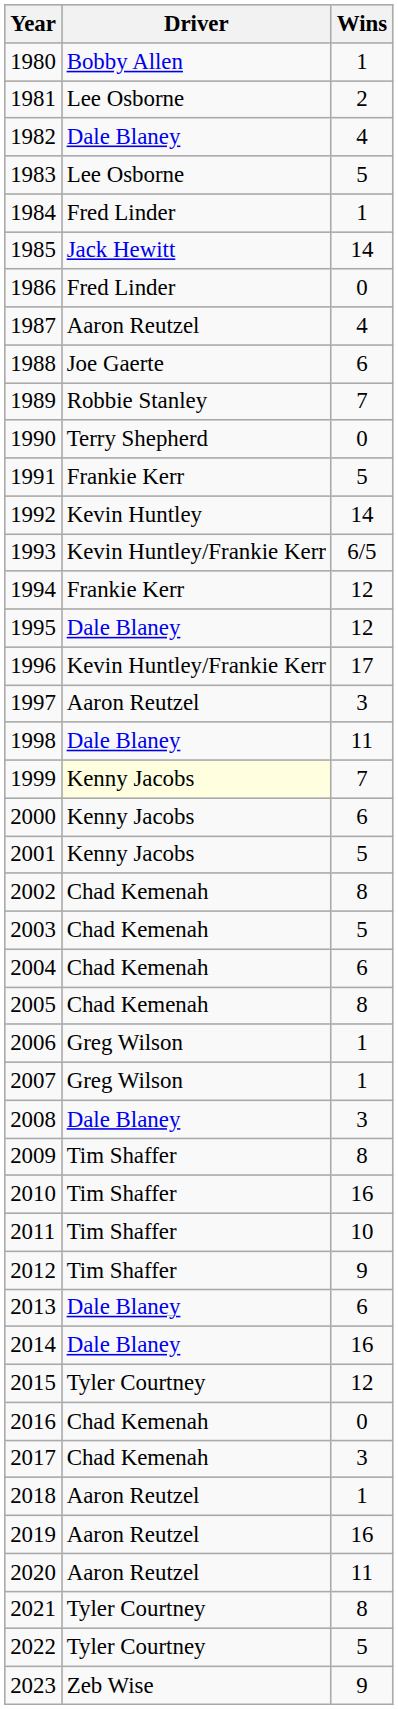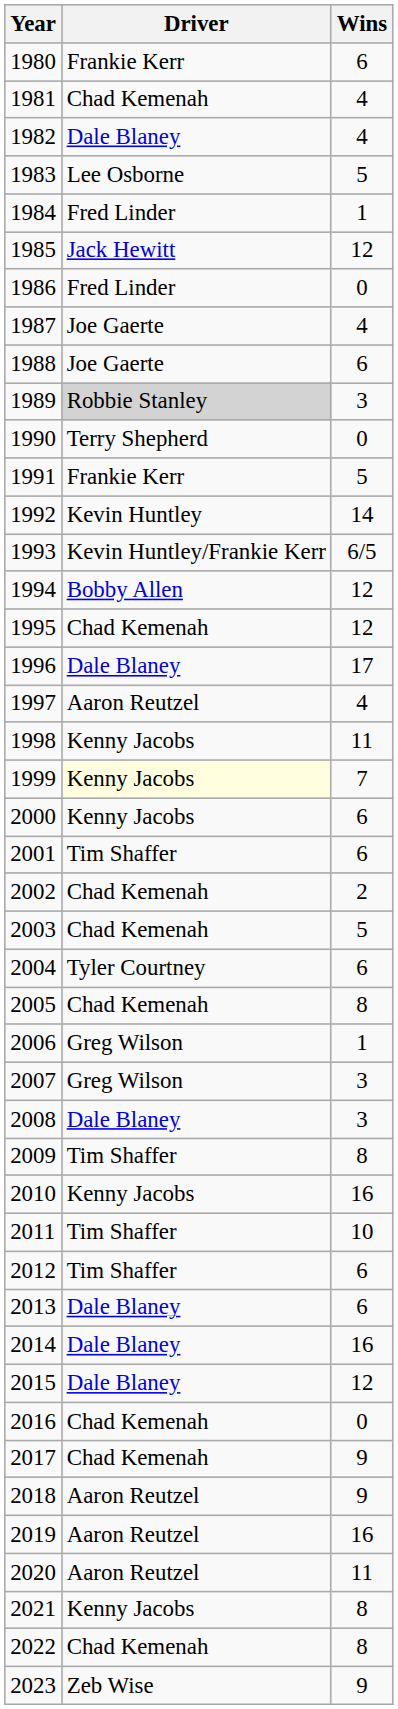(125, 61) Bobby Allen -> (125, 61) Frankie Kerr
(362, 61) 1 -> (362, 61) 6
(125, 99) Lee Osborne -> (138, 99) Chad Kemenah
(362, 99) 2 -> (362, 99) 4
(362, 250) 14 -> (362, 250) 12
(133, 325) Aaron Reutzel -> (115, 325) Joe Gaerte
(137, 401) no background -> (137, 401) lightgrey background
(362, 401) 7 -> (362, 401) 3
(125, 590) Frankie Kerr -> (125, 590) Bobby Allen
(124, 627) Dale Blaney -> (138, 627) Chad Kemenah
(196, 665) Kevin Huntley/Frankie Kerr -> (124, 665) Dale Blaney
(362, 703) 3 -> (362, 703) 4
(124, 741) Dale Blaney -> (131, 741) Kenny Jacobs
(131, 854) Kenny Jacobs -> (122, 854) Tim Shaffer
(362, 854) 5 -> (362, 854) 6
(362, 892) 8 -> (362, 892) 2
(138, 967) Chad Kemenah -> (136, 967) Tyler Courtney
(362, 1081) 1 -> (362, 1081) 3
(122, 1194) Tim Shaffer -> (131, 1194) Kenny Jacobs
(362, 1269) 9 -> (362, 1269) 6
(136, 1383) Tyler Courtney -> (124, 1383) Dale Blaney
(362, 1458) 3 -> (362, 1458) 9
(362, 1496) 1 -> (362, 1496) 9
(136, 1609) Tyler Courtney -> (131, 1609) Kenny Jacobs
(136, 1647) Tyler Courtney -> (138, 1647) Chad Kemenah
(362, 1647) 5 -> (362, 1647) 8
